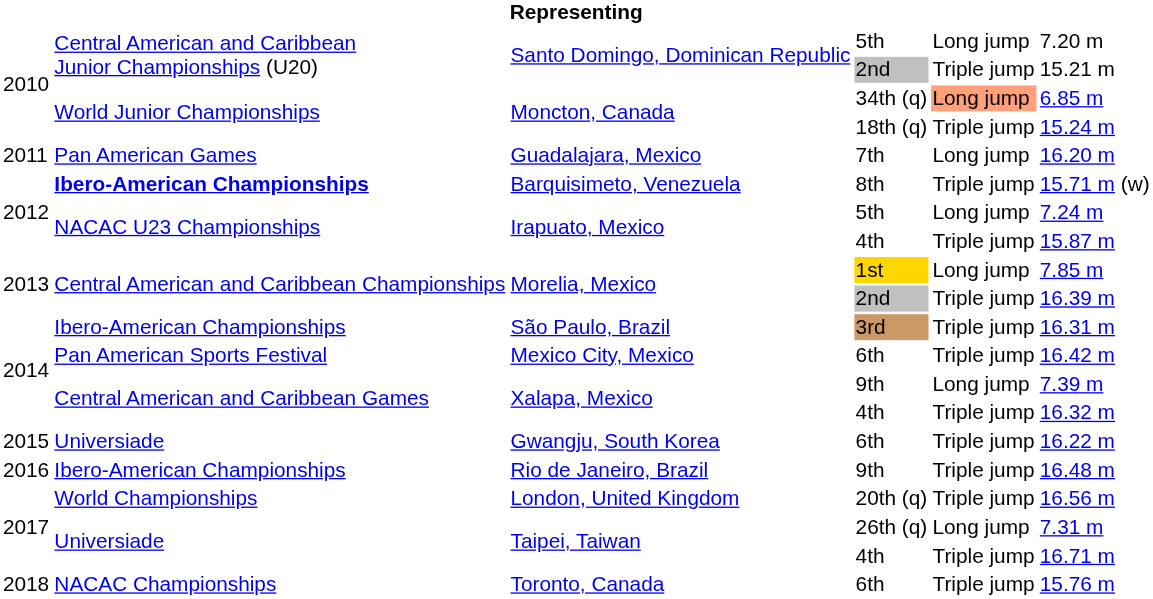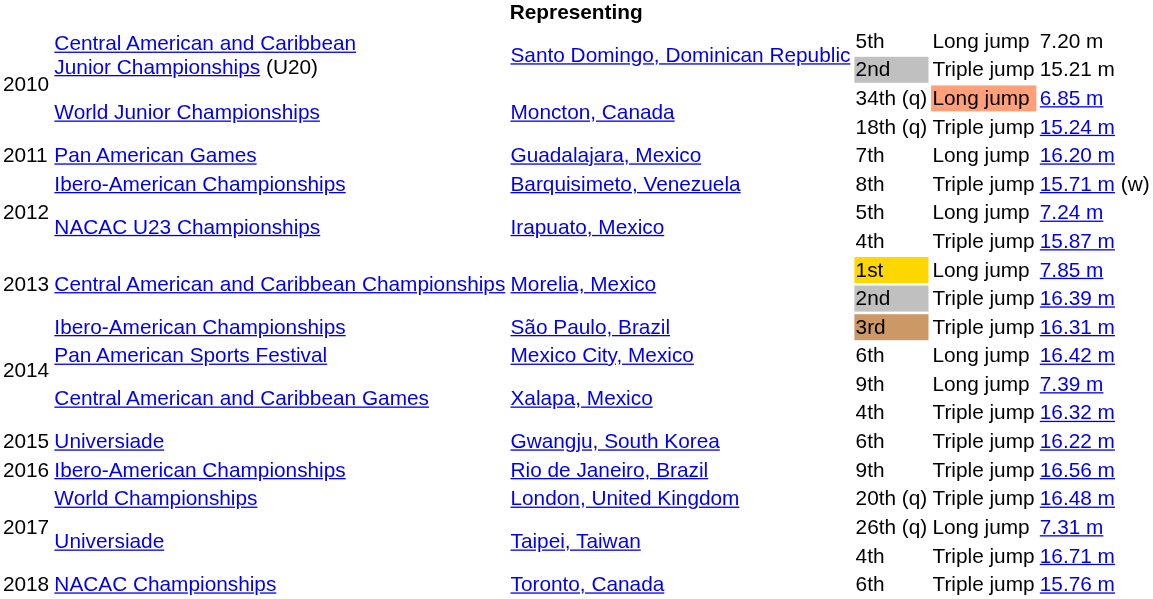(212, 184) bold -> (200, 184) normal
(984, 355) Triple jump -> (981, 355) Long jump
(1077, 470) 16.48 m -> (1077, 470) 16.56 m
(1077, 498) 16.56 m -> (1077, 498) 16.48 m
